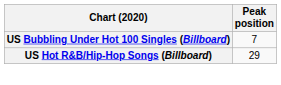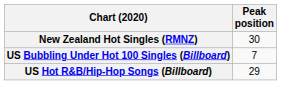+ row: (118, 39)
